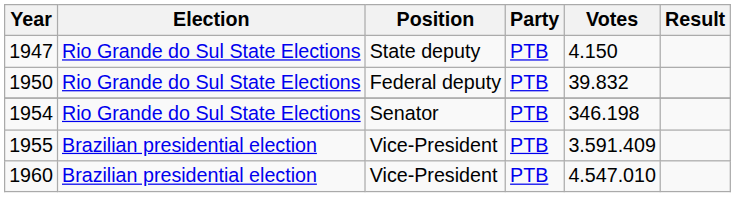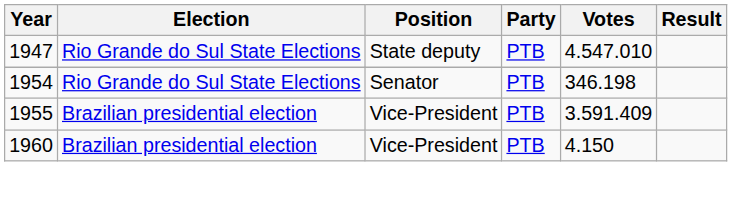(593, 51) 4.150 -> (609, 51) 4.547.010
- row: (31, 82)
(612, 176) 4.547.010 -> (589, 144) 4.150
